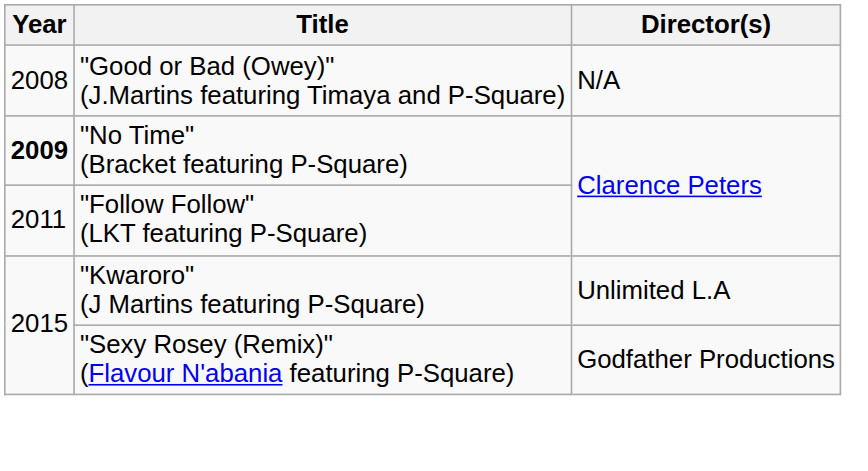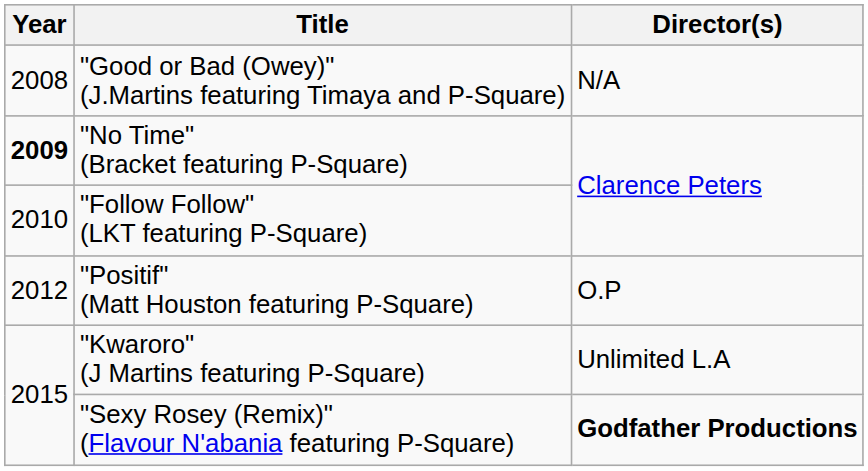(38, 219) 2011 -> (39, 219) 2010
+ row: (277, 289)
(706, 359) normal -> (717, 429) bold
